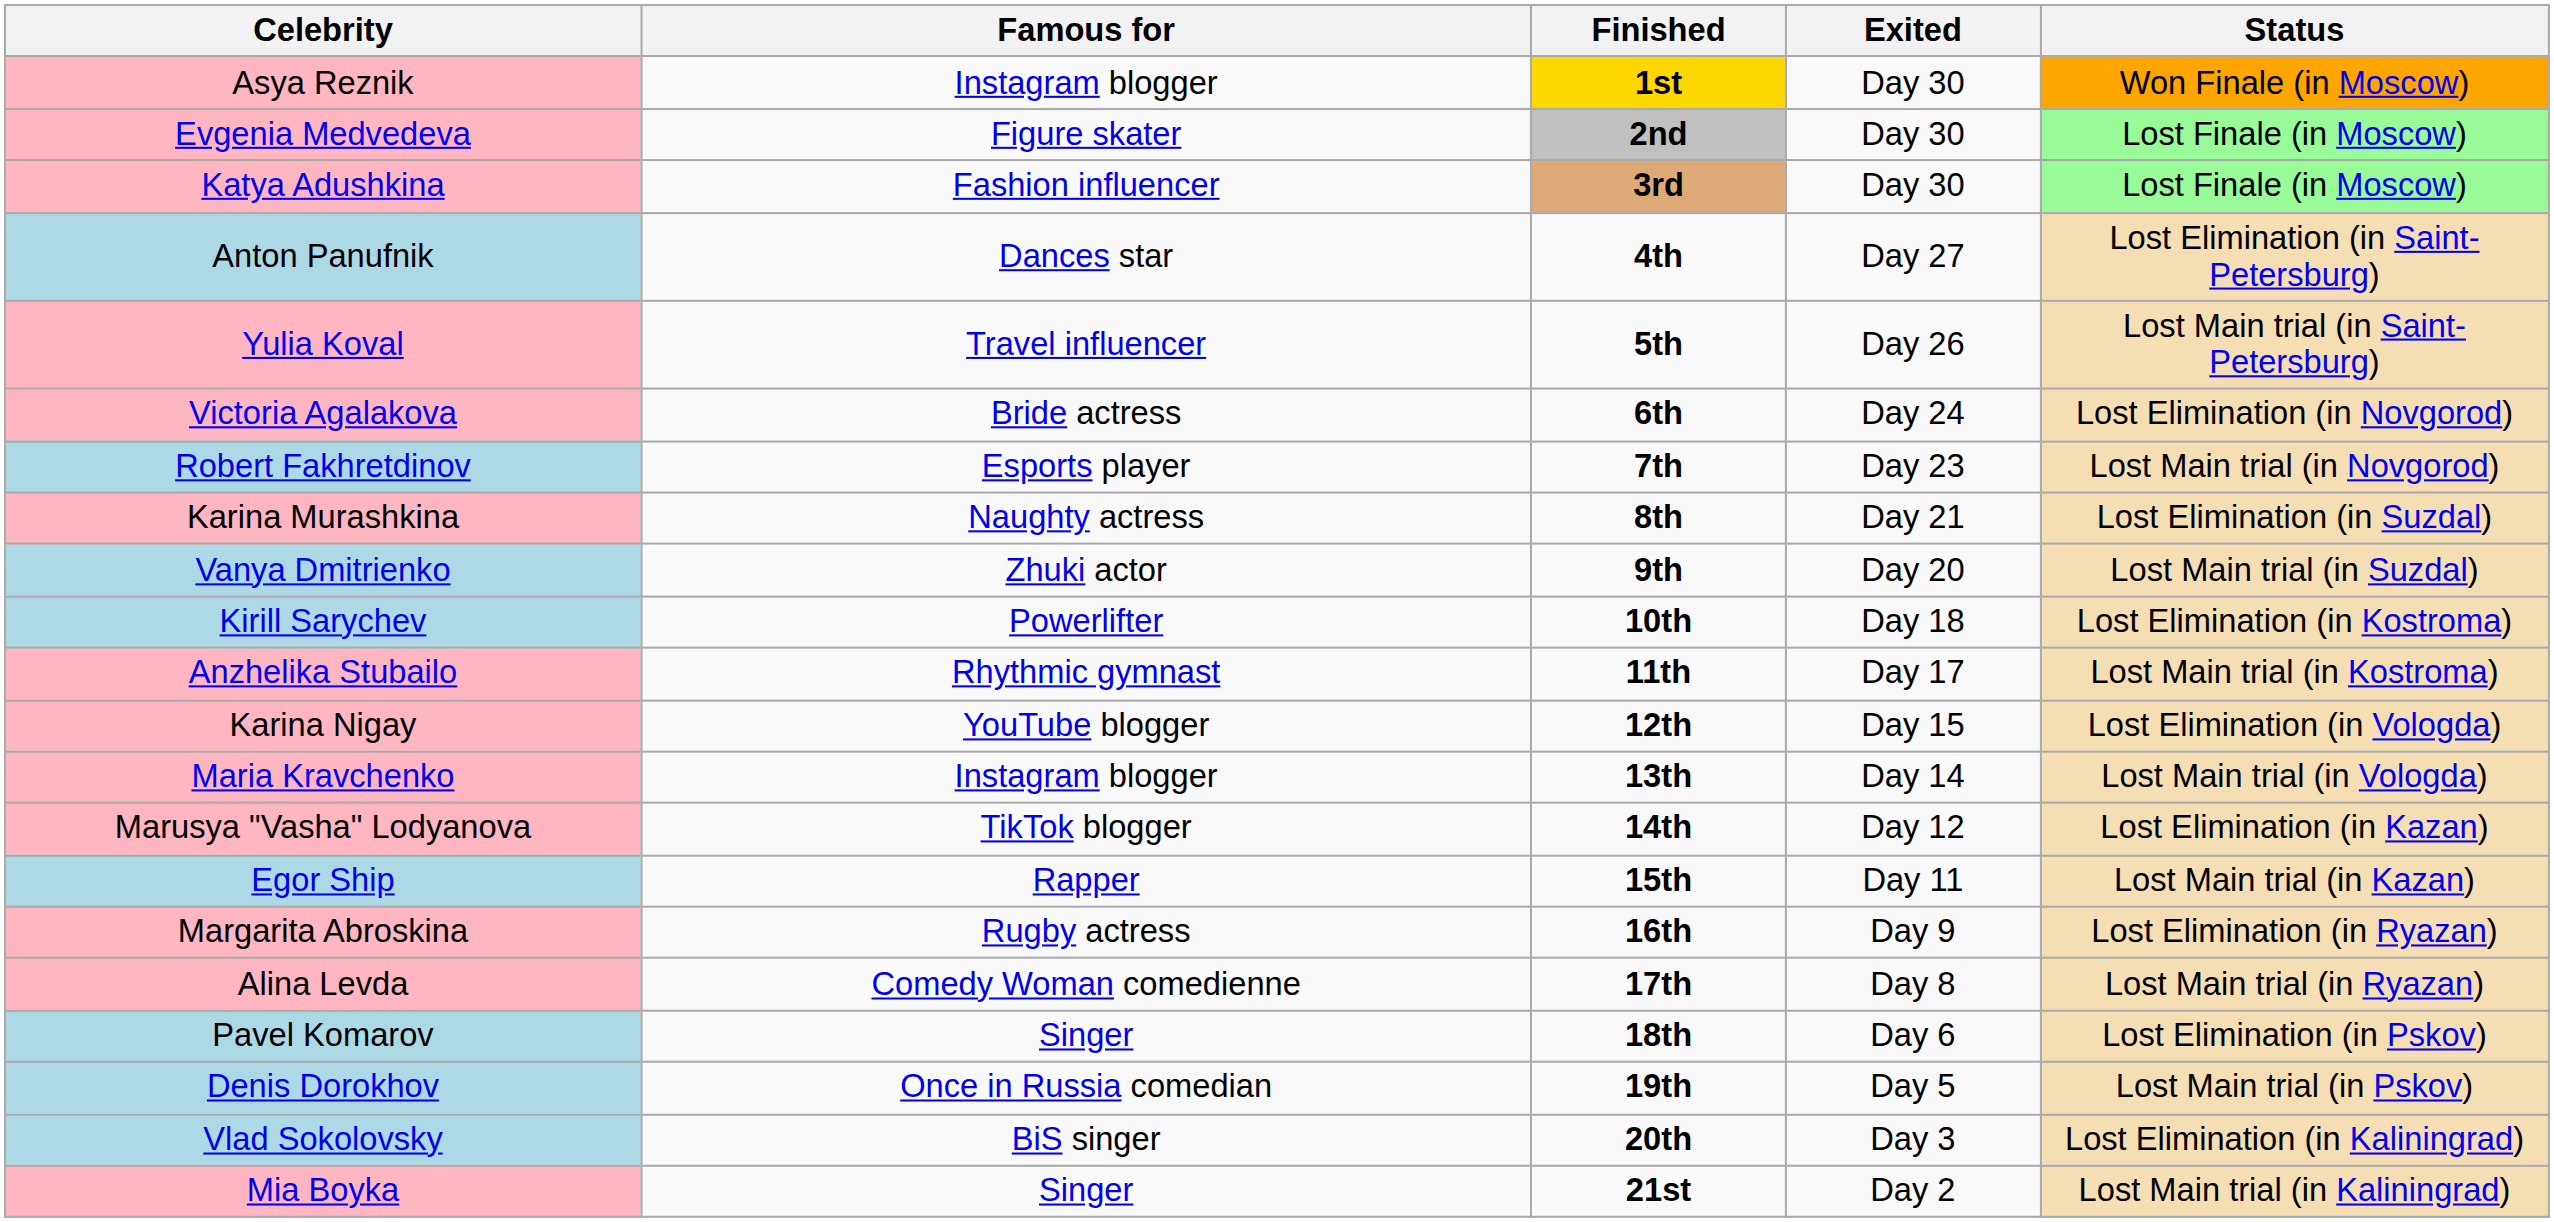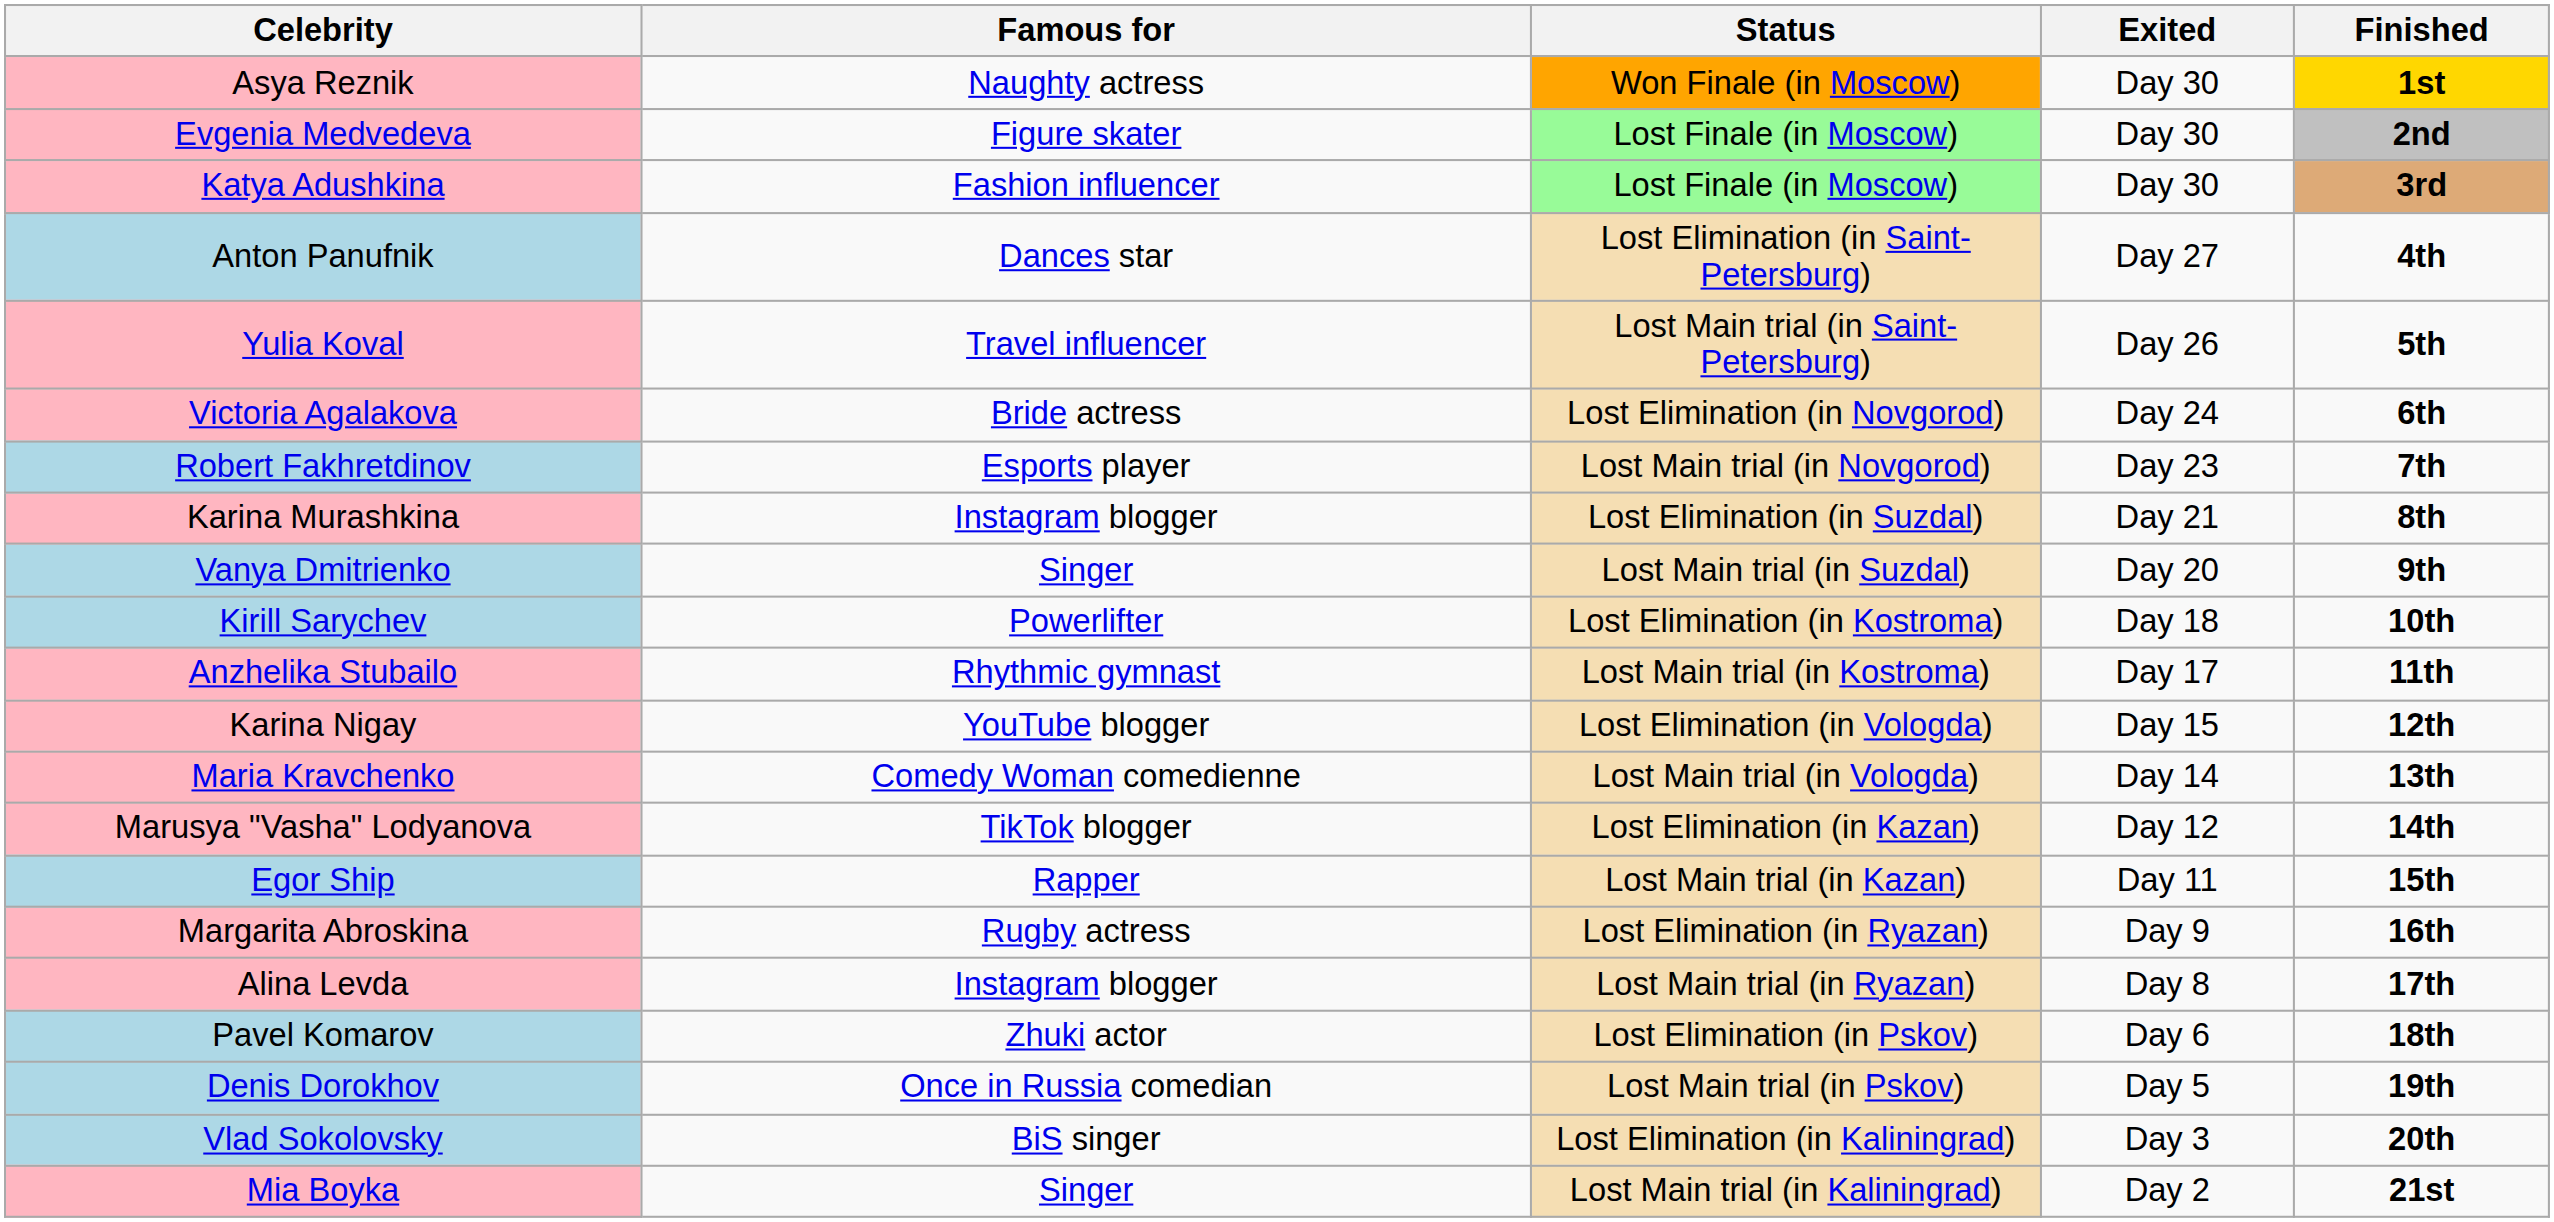columns swapped: (2294, 30) <-> (1659, 30)
(1086, 82) Instagram blogger -> (1086, 82) Naughty actress
(1086, 517) Naughty actress -> (1086, 517) Instagram blogger
(1086, 569) Zhuki actor -> (1086, 569) Singer
(1086, 776) Instagram blogger -> (1086, 776) Comedy Woman comedienne
(1086, 983) Comedy Woman comedienne -> (1086, 983) Instagram blogger
(1086, 1035) Singer -> (1086, 1035) Zhuki actor
